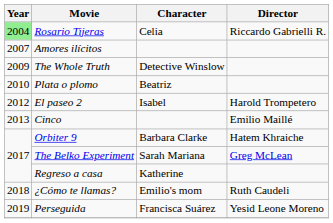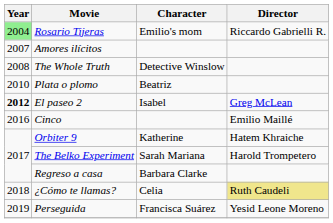(151, 31) Celia -> (171, 31) Emilio's mom
(18, 66) 2009 -> (18, 66) 2008
(18, 102) normal -> (18, 102) bold
(273, 102) Harold Trompetero -> (261, 102) Greg McLean
(18, 119) 2013 -> (18, 119) 2016
(173, 137) Barbara Clarke -> (161, 137) Katherine
(261, 155) Greg McLean -> (273, 155) Harold Trompetero
(161, 173) Katherine -> (173, 173) Barbara Clarke
(171, 191) Emilio's mom -> (151, 191) Celia
(260, 191) no background -> (260, 191) khaki background
